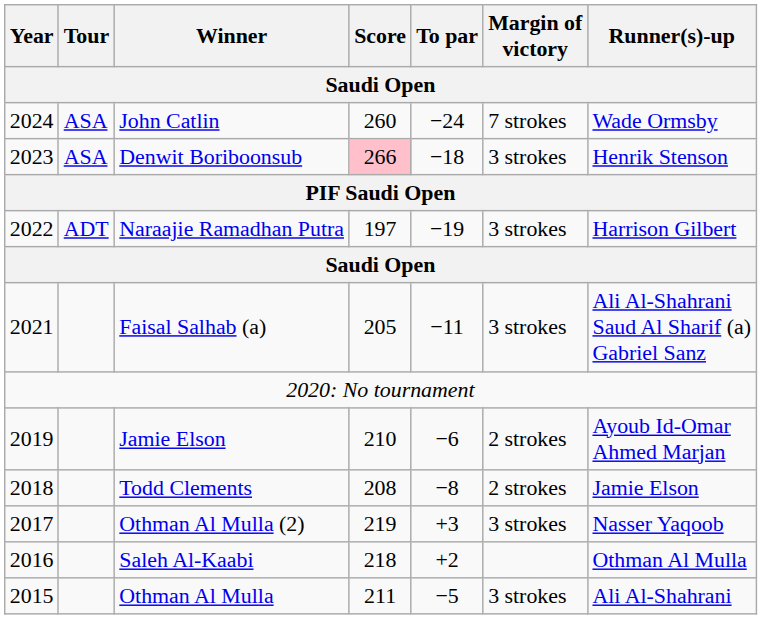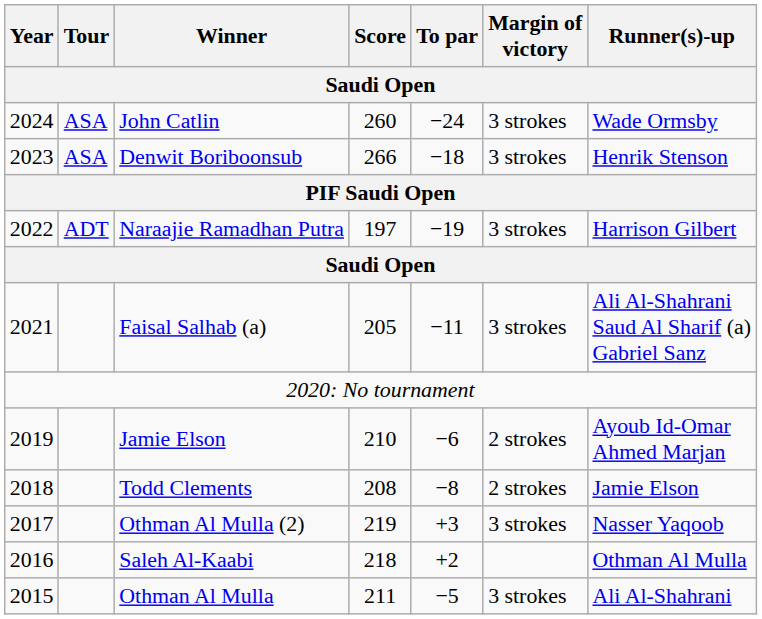(527, 120) 7 strokes -> (527, 120) 3 strokes
(380, 156) pink background -> (380, 156) no background
